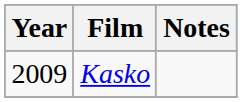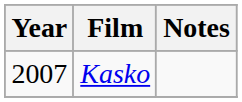(39, 73) 2009 -> (39, 73) 2007
